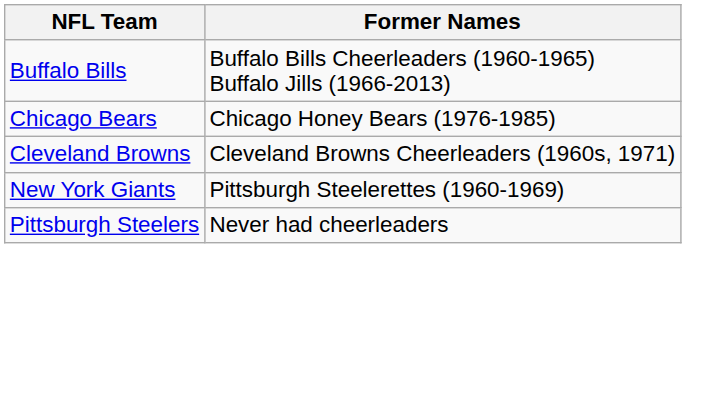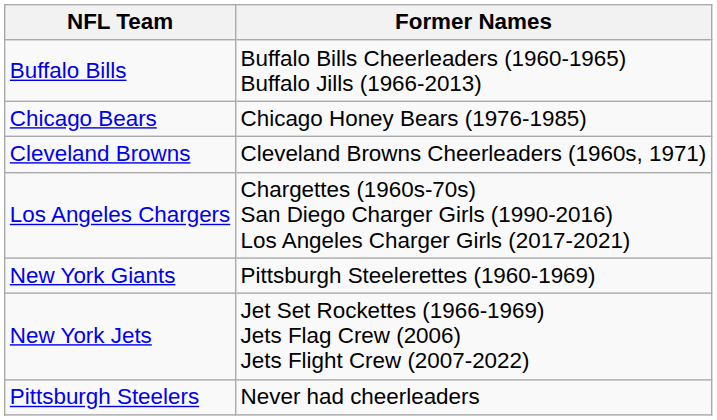+ row: (120, 214)
+ row: (81, 336)
